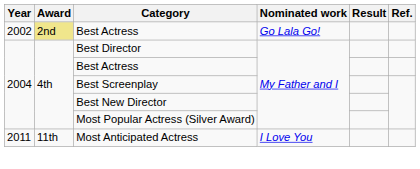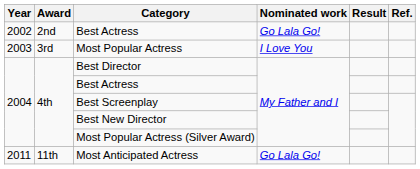(46, 31) khaki background -> (46, 31) no background
+ row: (19, 48)
(286, 137) I Love You -> (290, 155) Go Lala Go!
